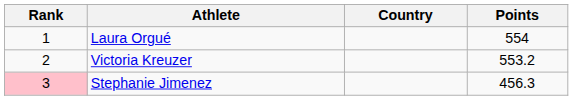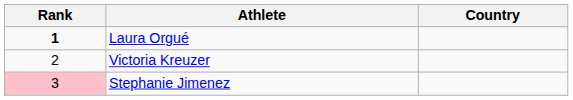- column: (517, 15)
(46, 38) normal -> (55, 38) bold
